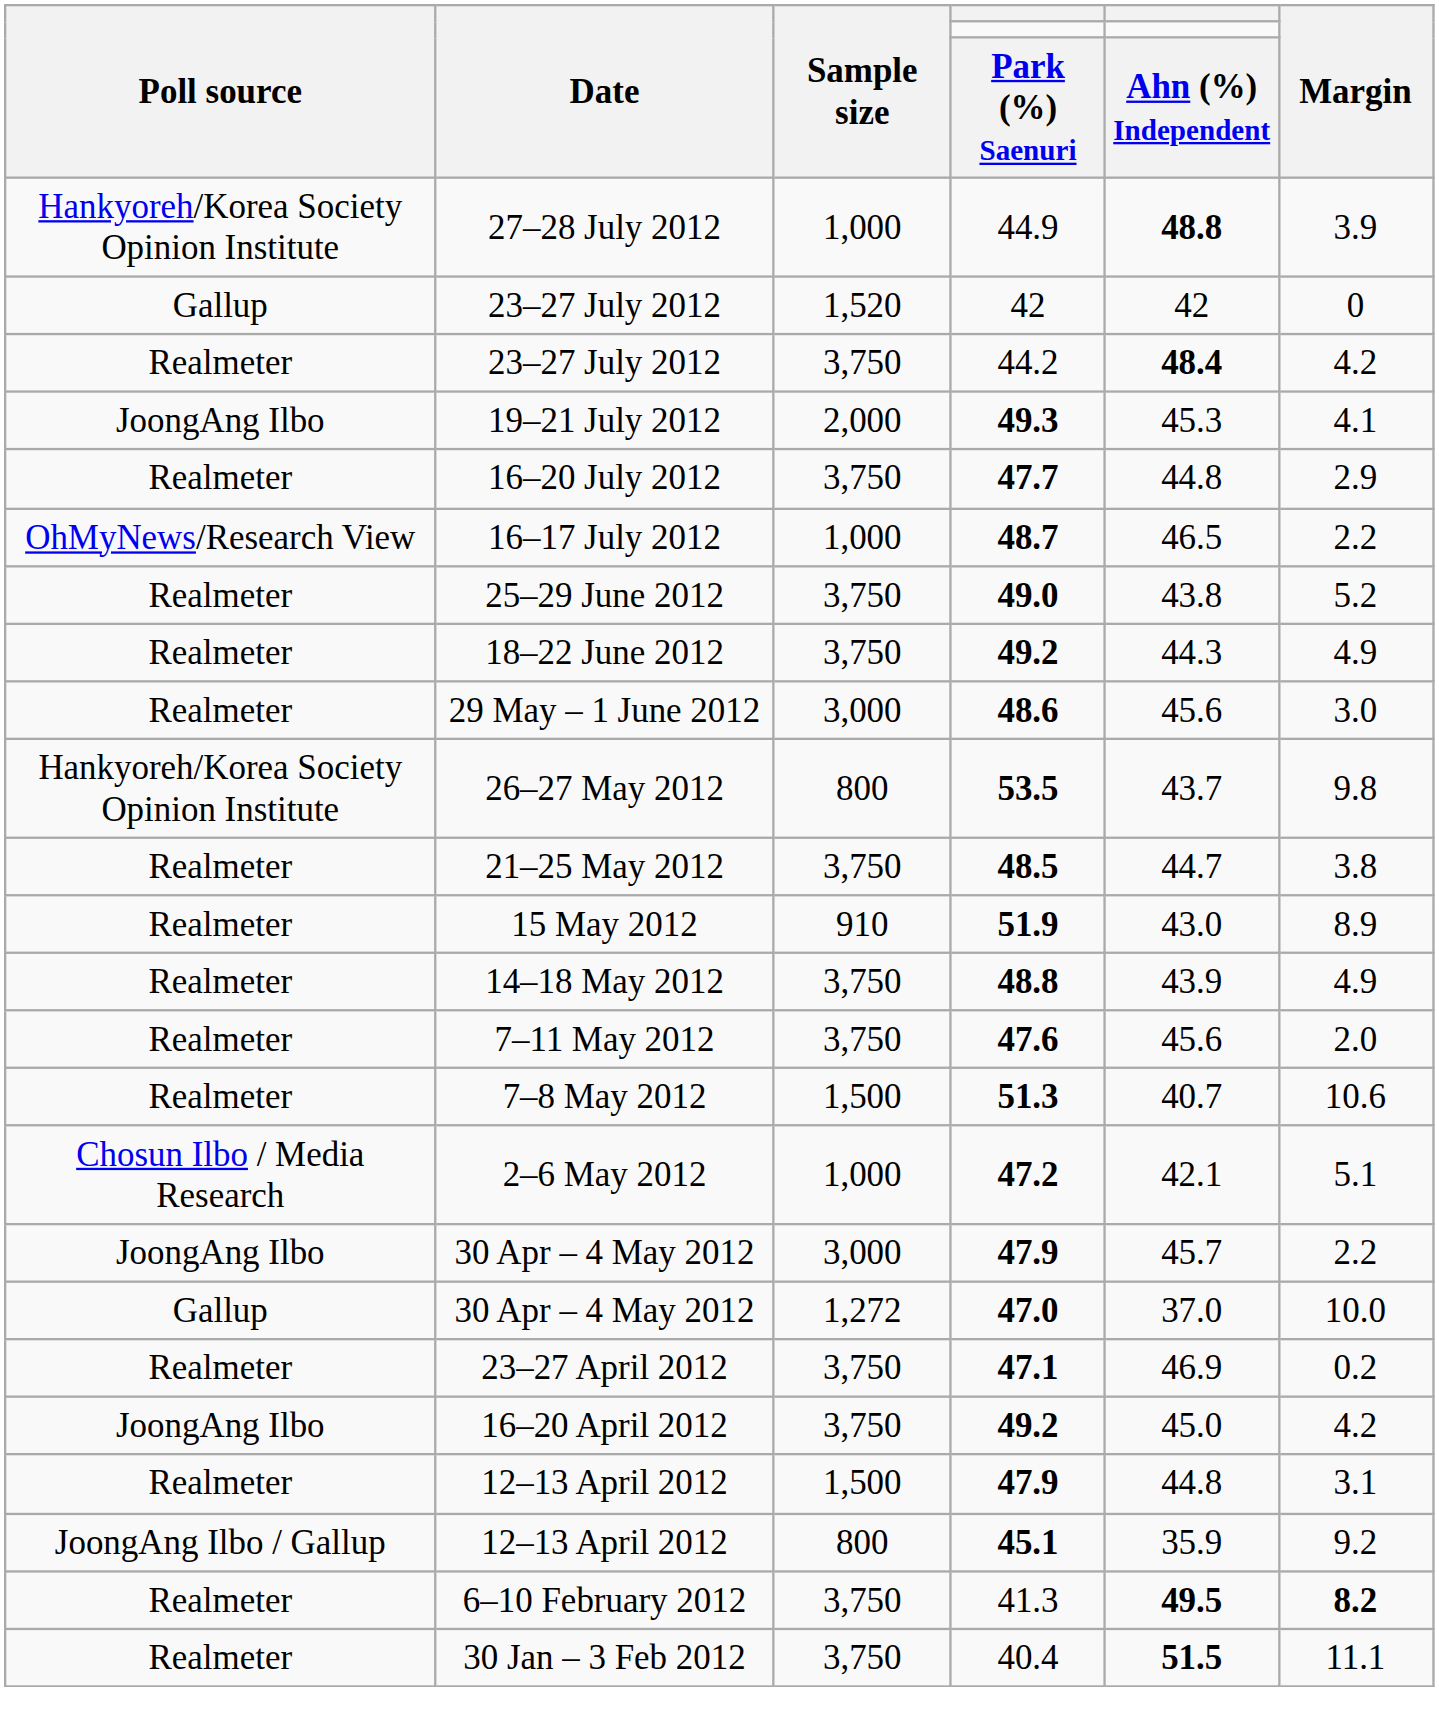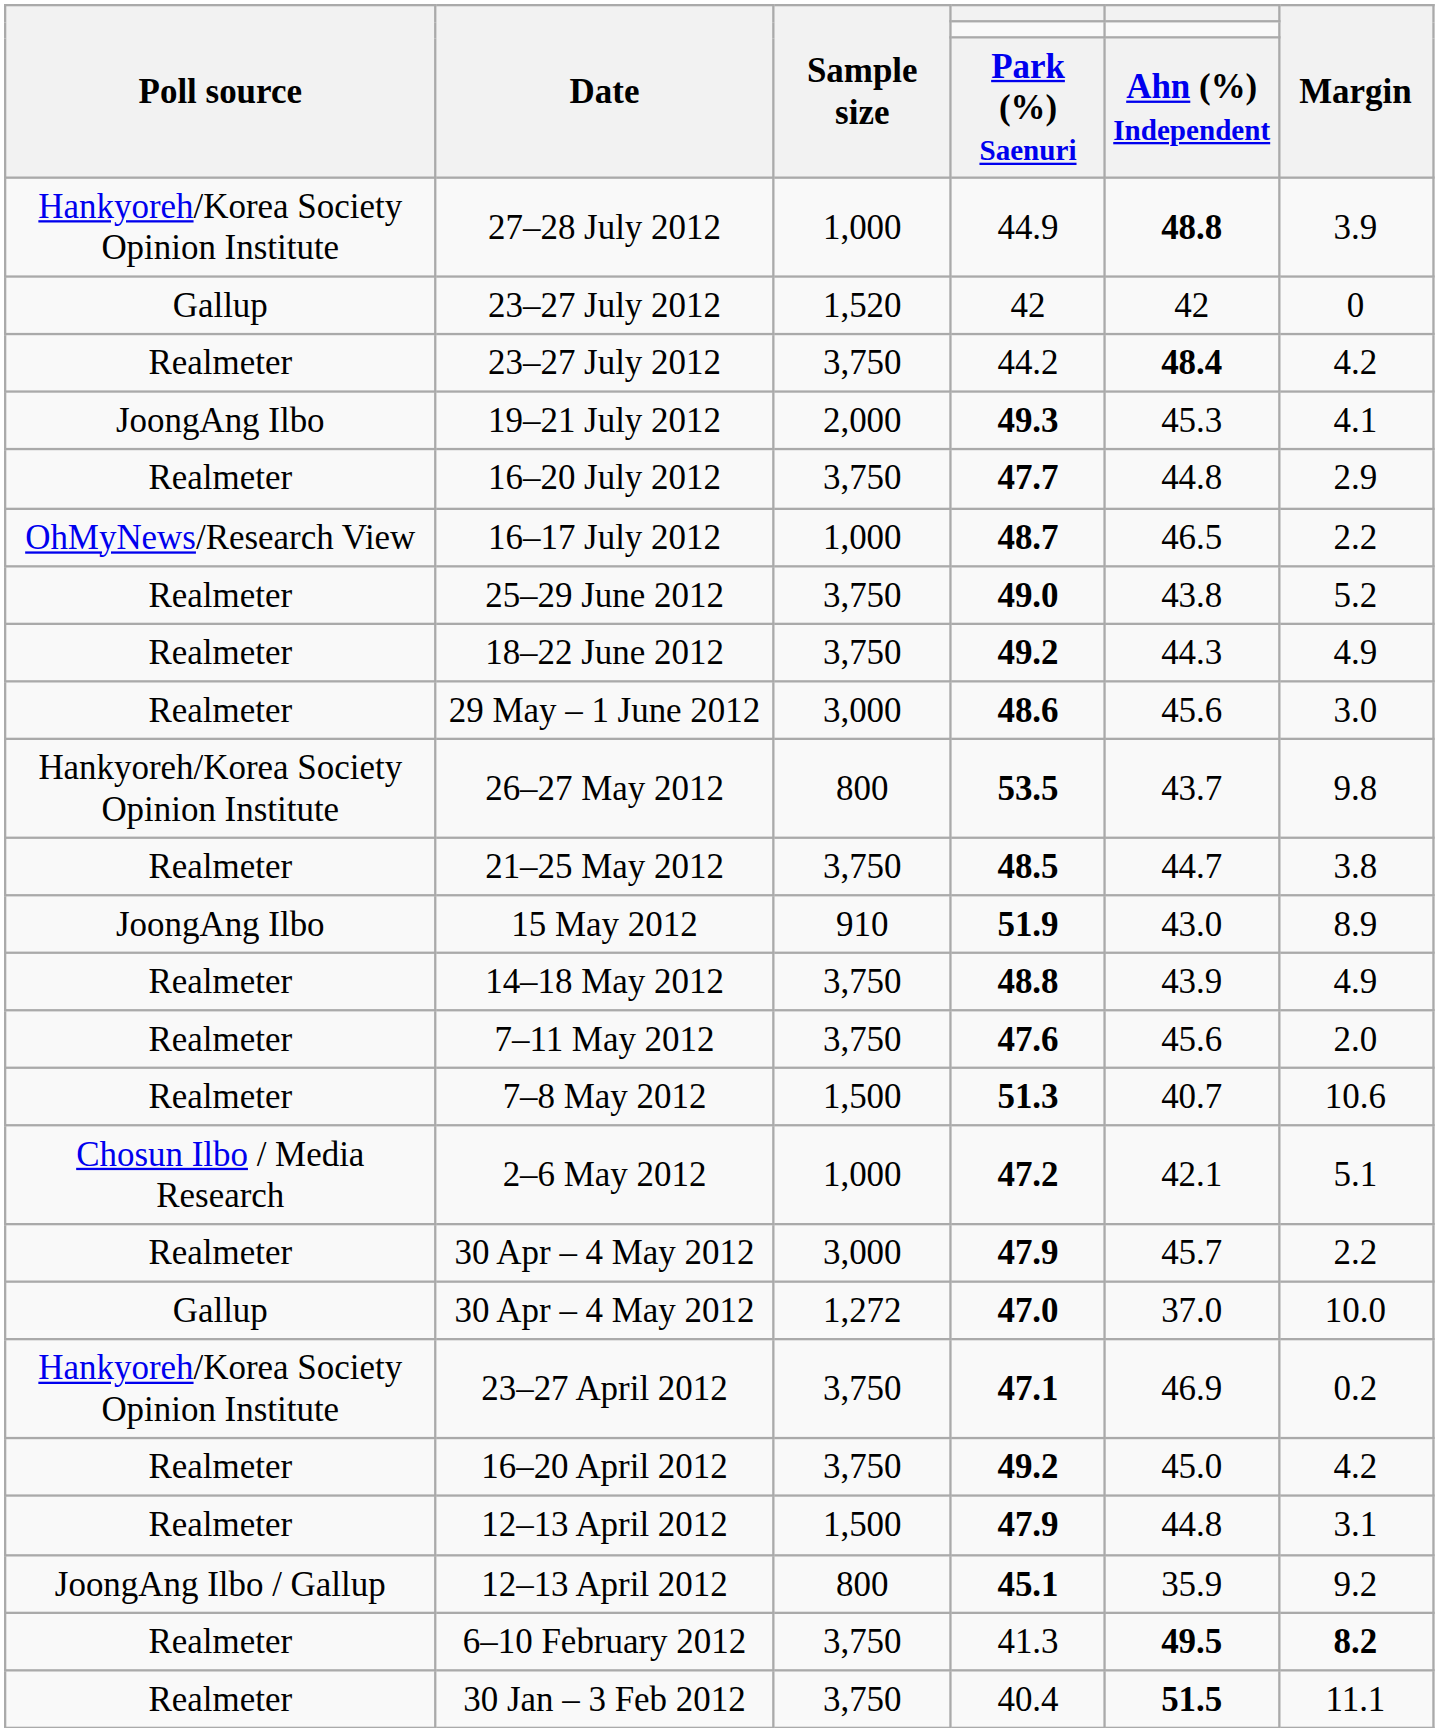(220, 923) Realmeter -> (220, 923) JoongAng Ilbo
(220, 1252) JoongAng Ilbo -> (220, 1252) Realmeter
(220, 1368) Realmeter -> (220, 1388) Hankyoreh/Korea Society Opinion Institute
(220, 1425) JoongAng Ilbo -> (220, 1467) Realmeter
